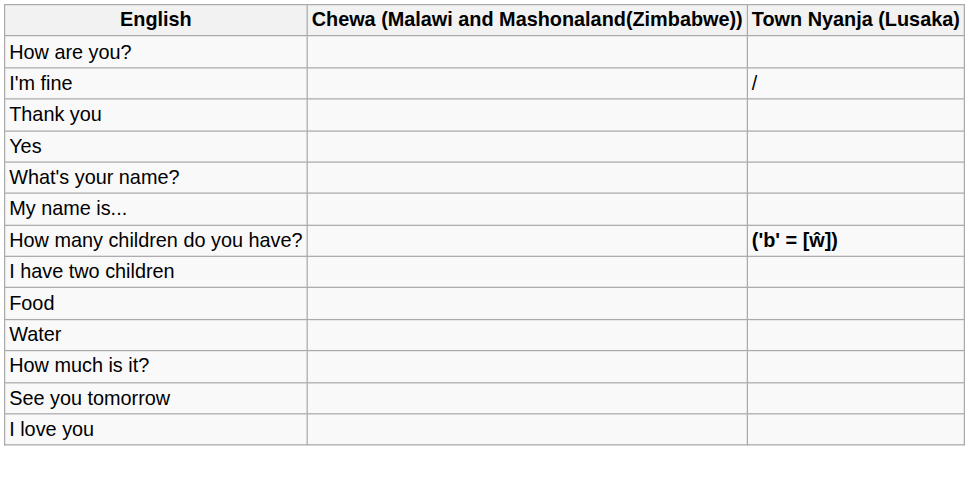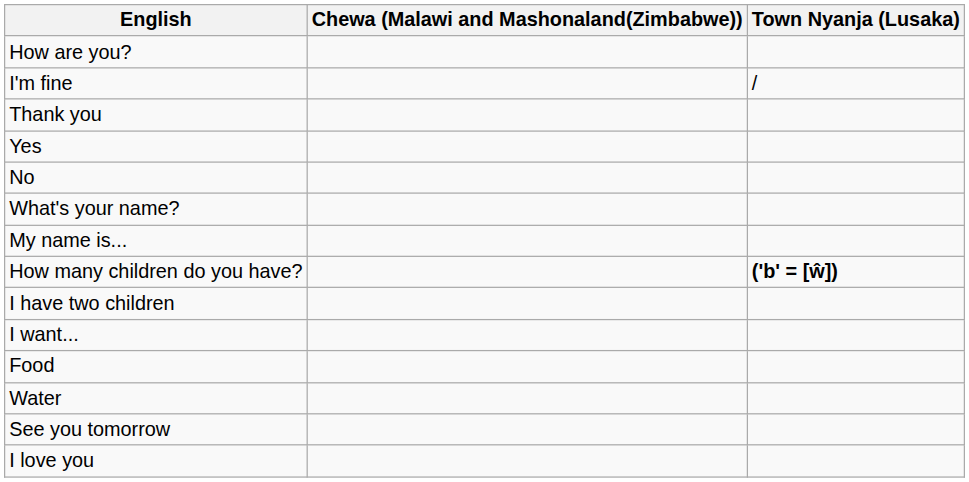+ row: (22, 177)
+ row: (44, 334)
- row: (79, 366)
